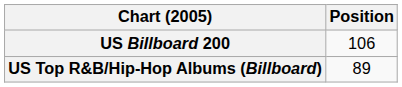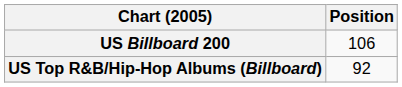(362, 69) 89 -> (362, 69) 92
